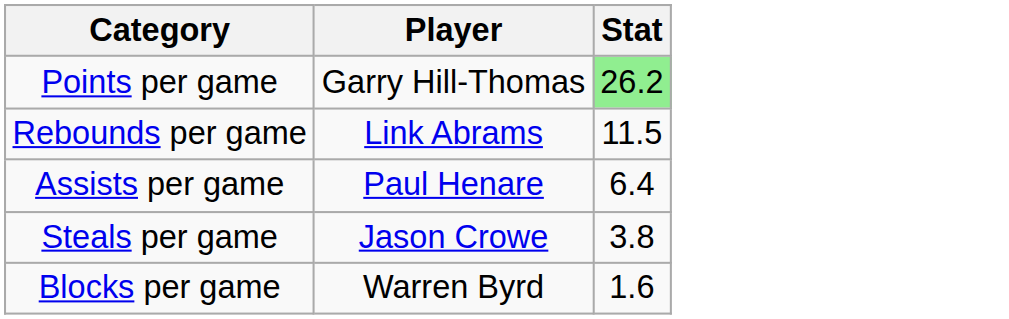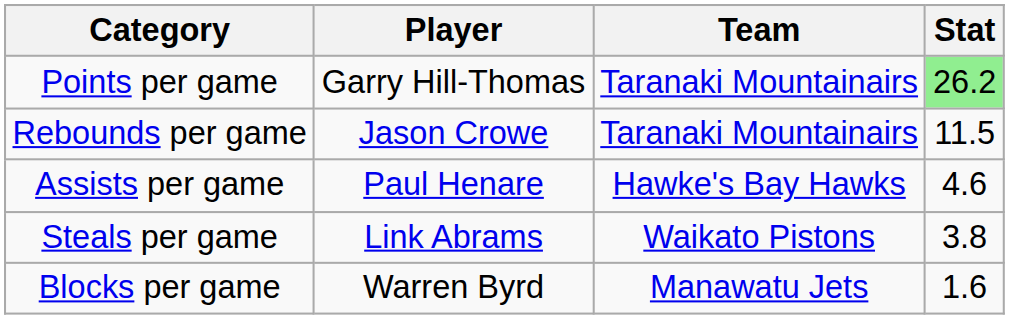+ column: (759, 30)
(454, 133) Link Abrams -> (454, 133) Jason Crowe
(632, 184) 6.4 -> (965, 184) 4.6
(454, 236) Jason Crowe -> (454, 236) Link Abrams
